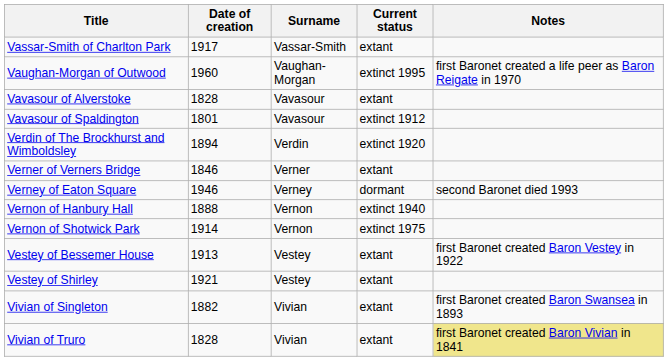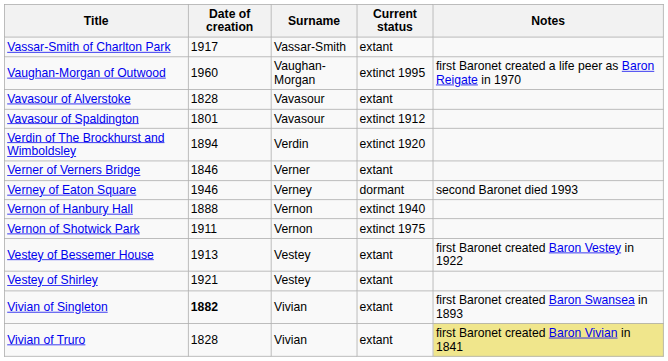(204, 228) 1914 -> (204, 228) 1911
(204, 307) normal -> (204, 307) bold
